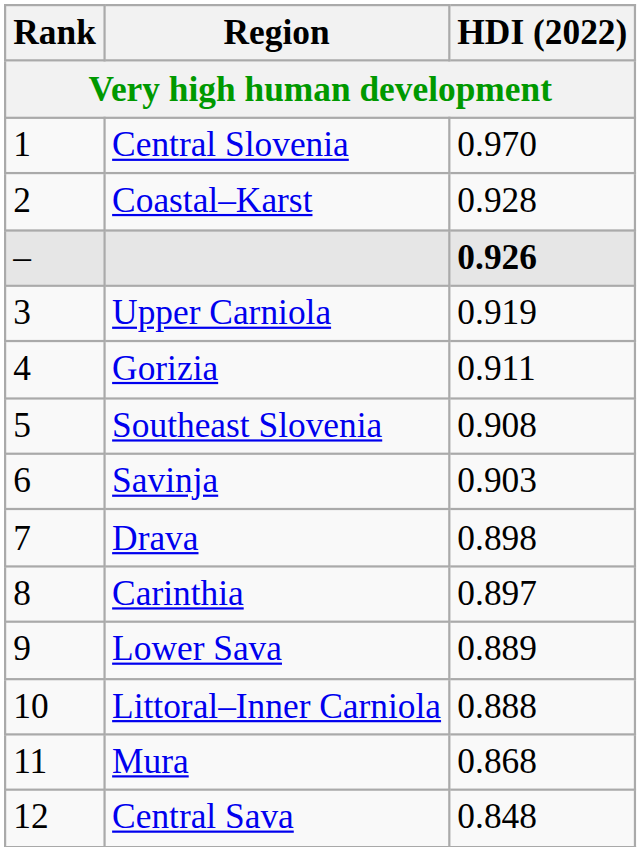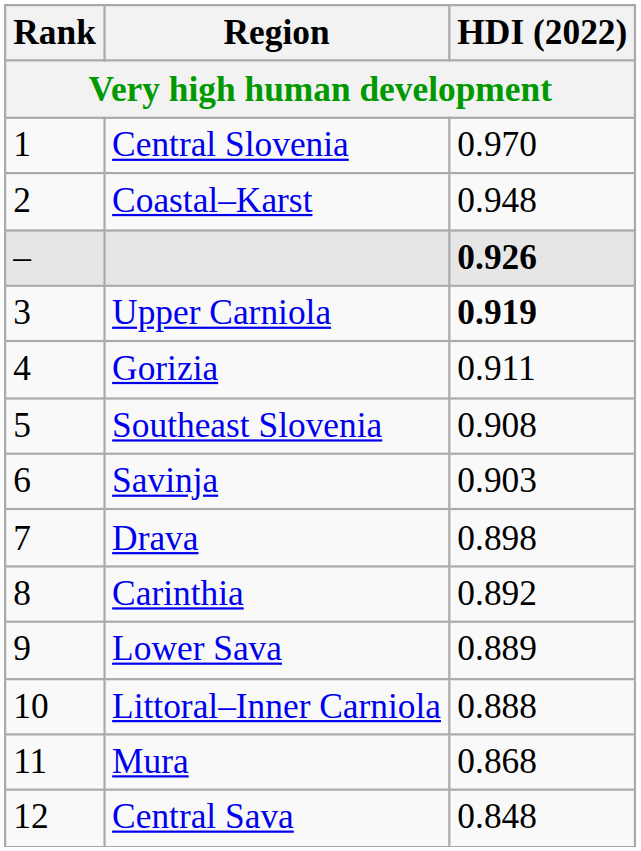(497, 200) 0.928 -> (497, 200) 0.948
(497, 312) normal -> (497, 312) bold
(497, 593) 0.897 -> (497, 593) 0.892
